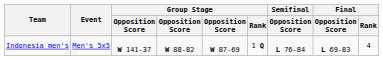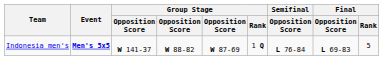(91, 46) normal -> (91, 46) bold
(368, 46) 4 -> (368, 46) 5
